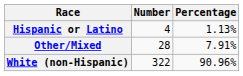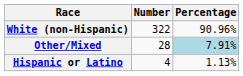rows swapped: (68, 62) <-> (68, 29)
(221, 46) no background -> (221, 46) lightblue background
